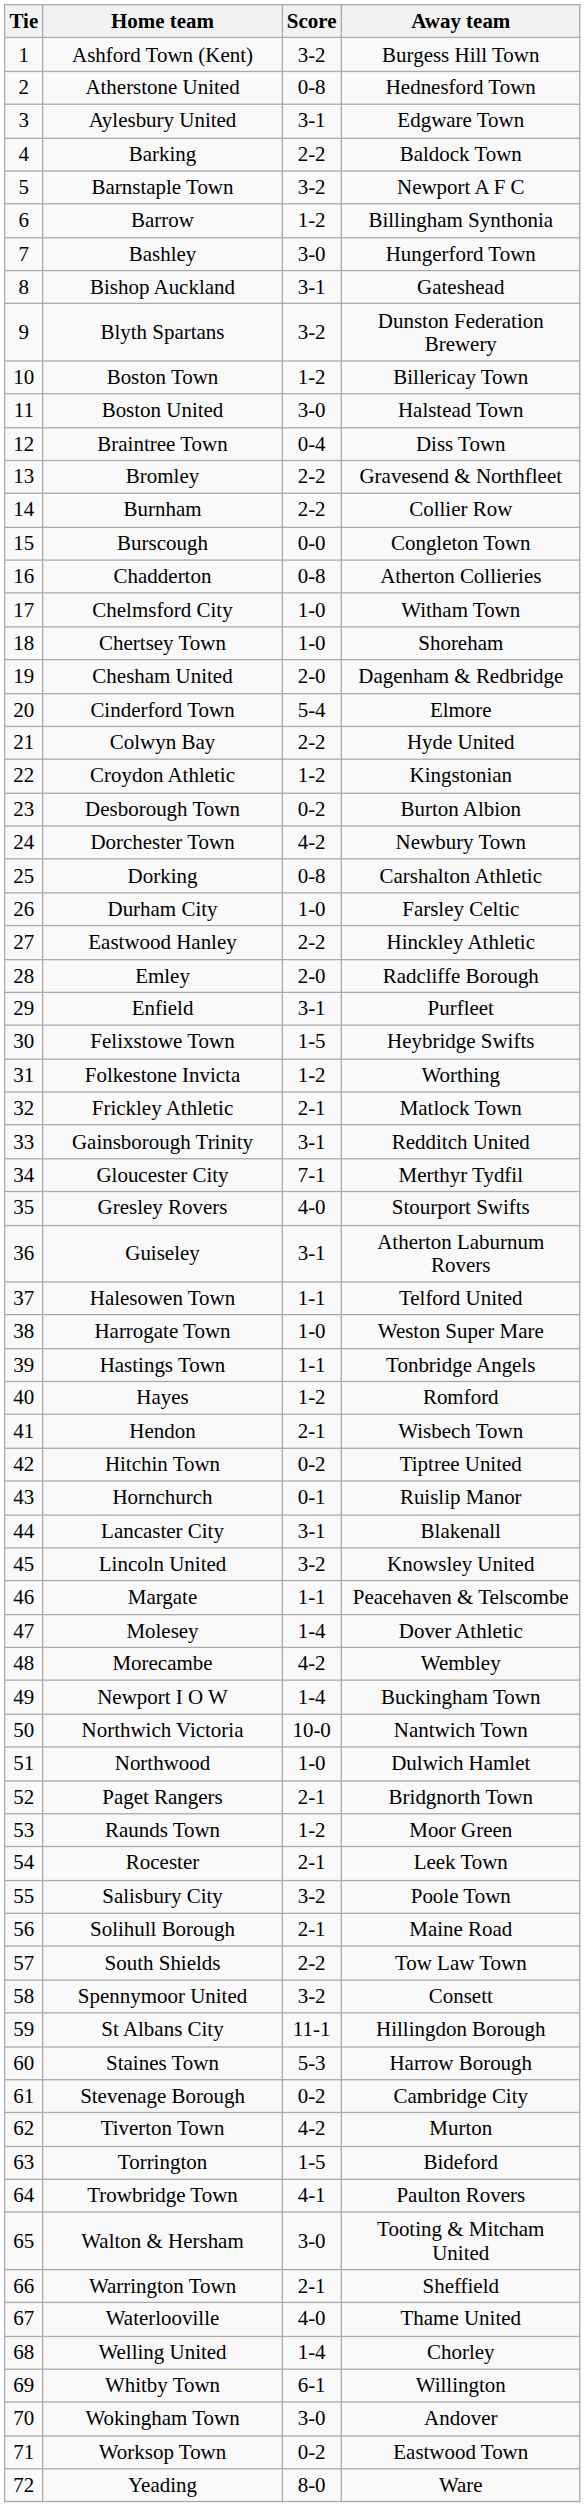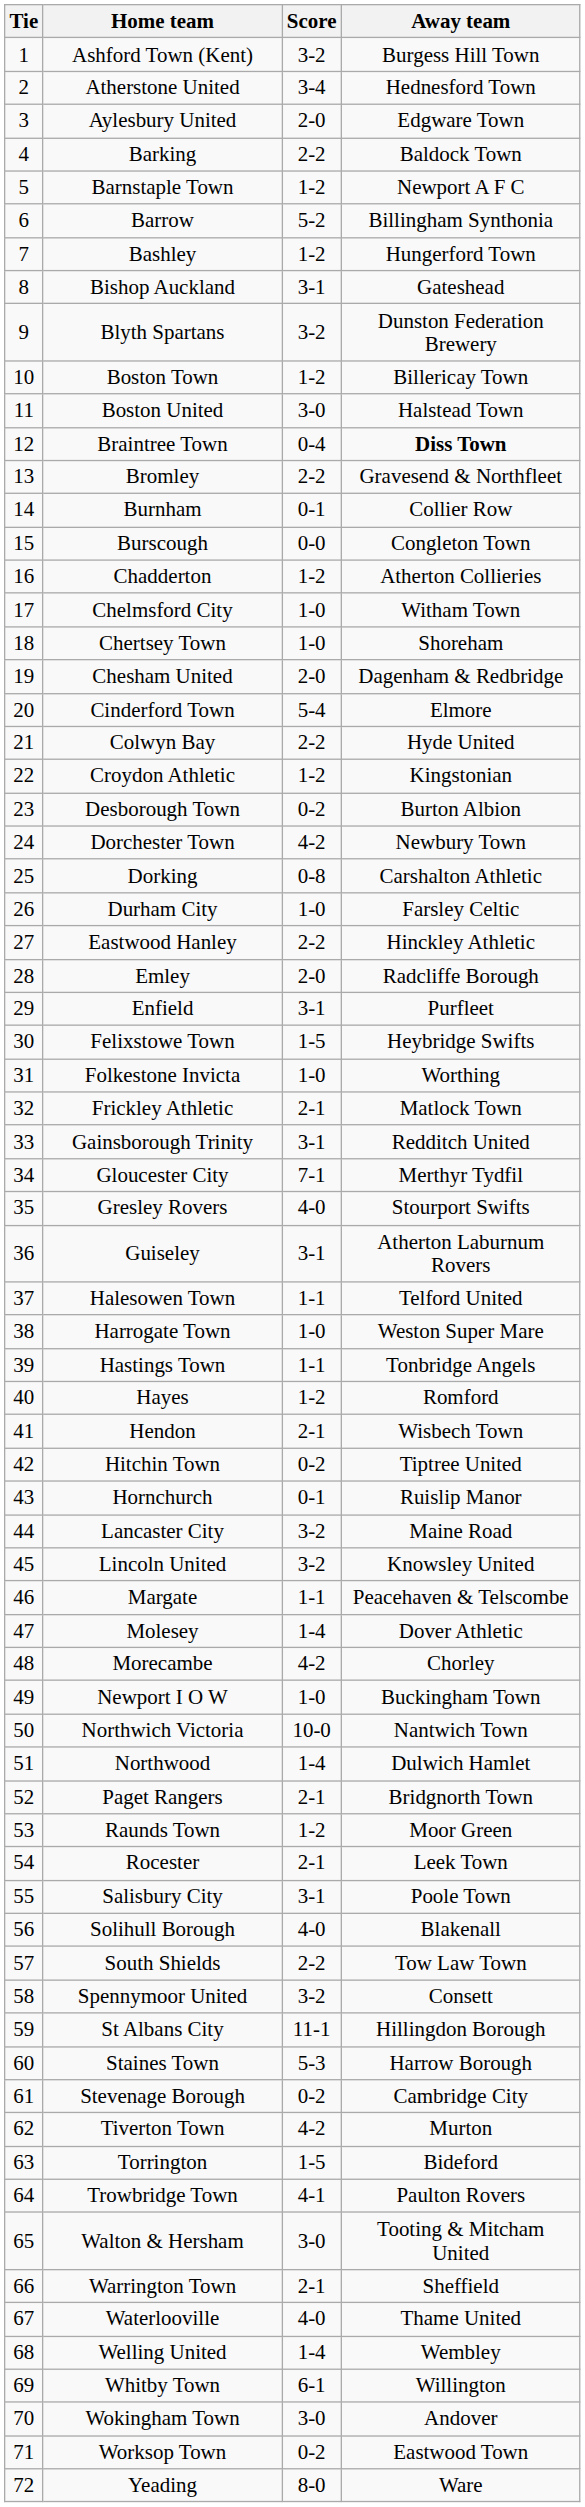(312, 87) 0-8 -> (312, 87) 3-4
(312, 120) 3-1 -> (312, 120) 2-0
(312, 187) 3-2 -> (312, 187) 1-2
(312, 220) 1-2 -> (312, 220) 5-2
(312, 253) 3-0 -> (312, 253) 1-2
(461, 443) normal -> (461, 443) bold
(312, 510) 2-2 -> (312, 510) 0-1
(312, 576) 0-8 -> (312, 576) 1-2
(312, 1075) 1-2 -> (312, 1075) 1-0
(312, 1530) 3-1 -> (312, 1530) 3-2
(461, 1530) Blakenall -> (461, 1530) Maine Road
(461, 1663) Wembley -> (461, 1663) Chorley
(312, 1697) 1-4 -> (312, 1697) 1-0
(312, 1763) 1-0 -> (312, 1763) 1-4
(312, 1896) 3-2 -> (312, 1896) 3-1
(312, 1929) 2-1 -> (312, 1929) 4-0
(461, 1929) Maine Road -> (461, 1929) Blakenall
(461, 2352) Chorley -> (461, 2352) Wembley
